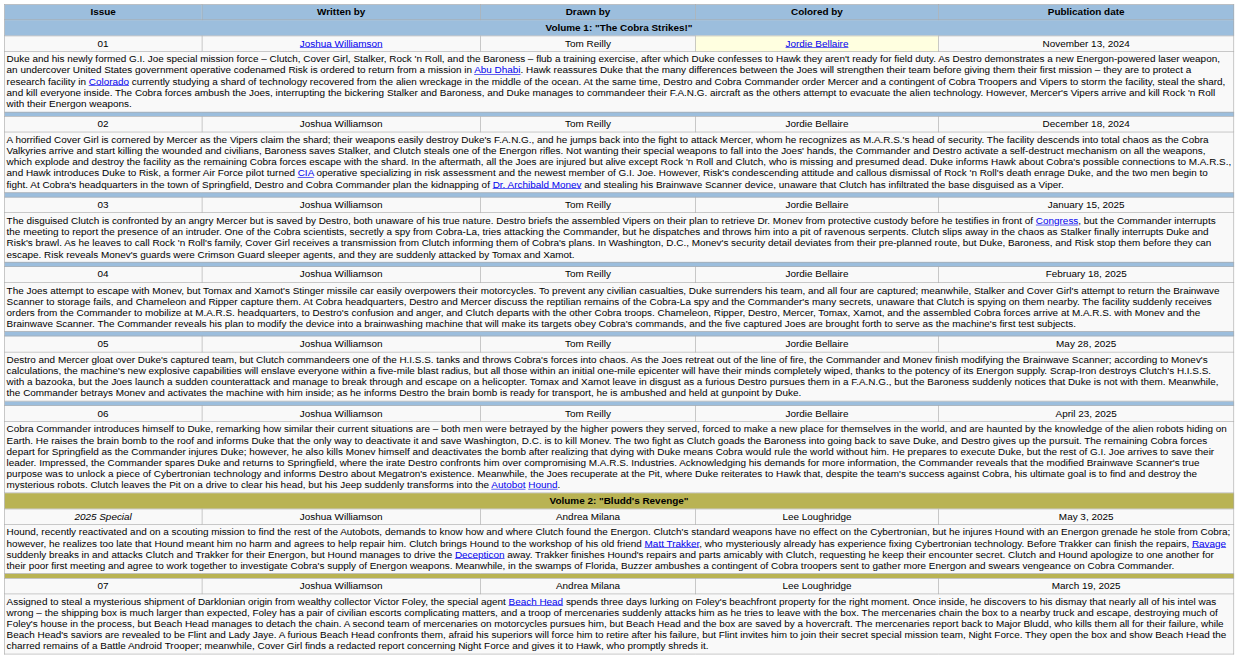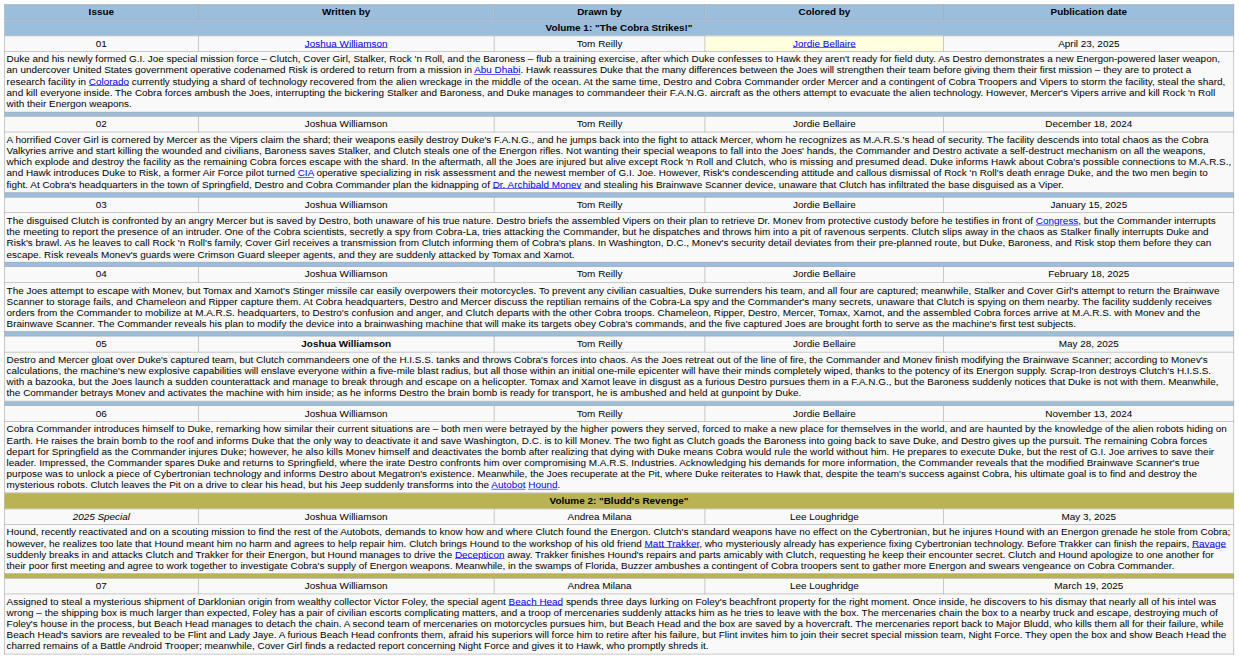(1086, 43) November 13, 2024 -> (1089, 43) April 23, 2025
(341, 344) normal -> (346, 344) bold
(1086, 413) April 23, 2025 -> (1089, 413) November 13, 2024
